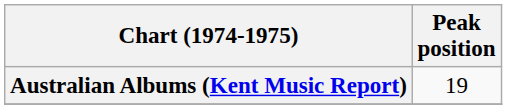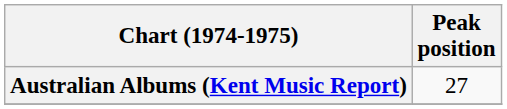(457, 85) 19 -> (457, 85) 27
